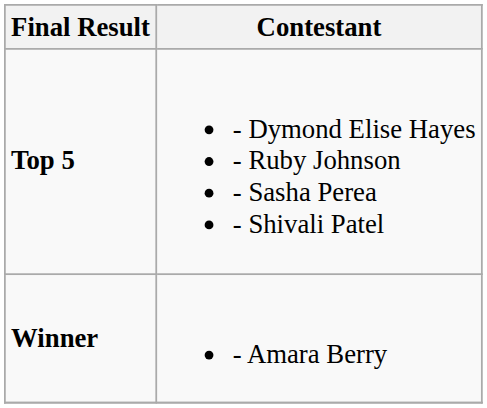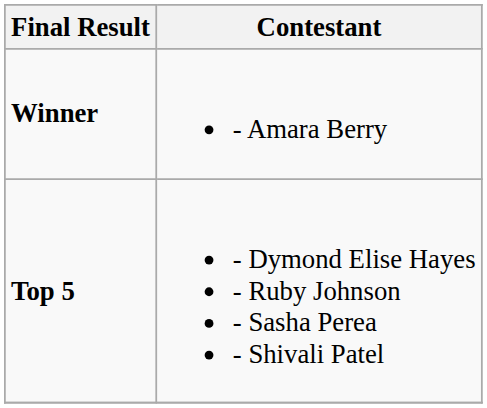rows swapped: (55, 337) <-> (43, 160)
